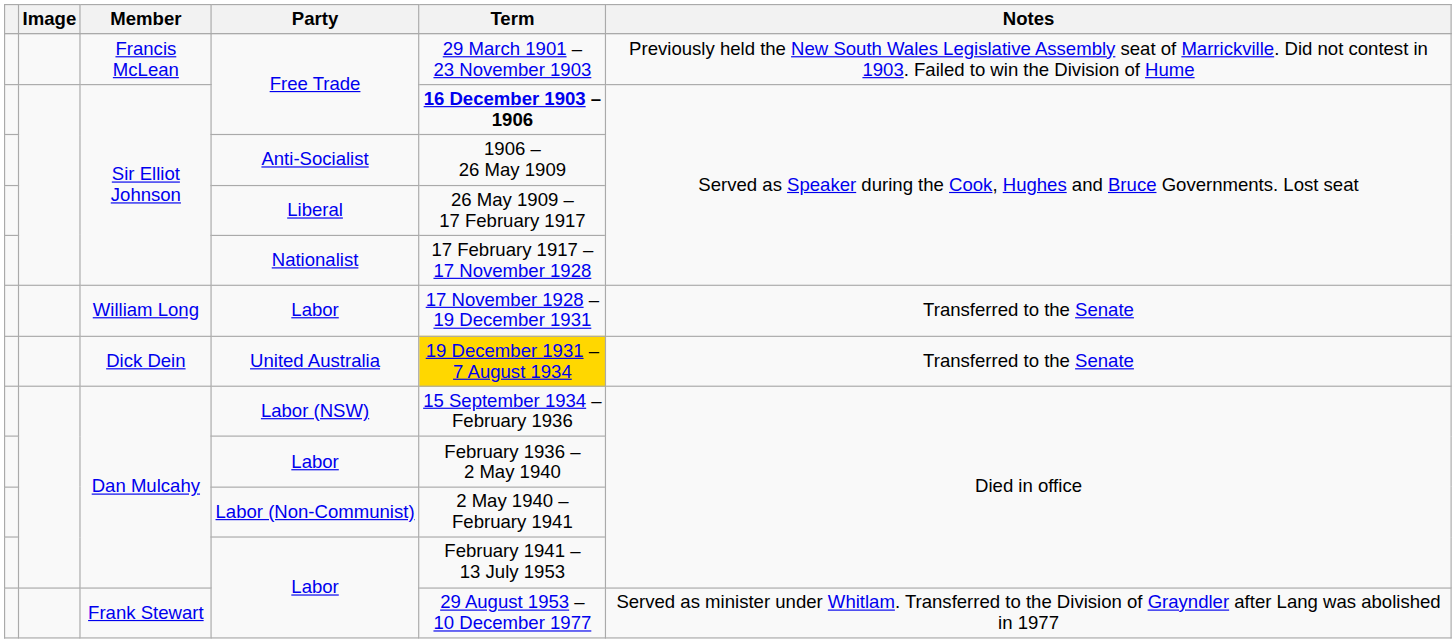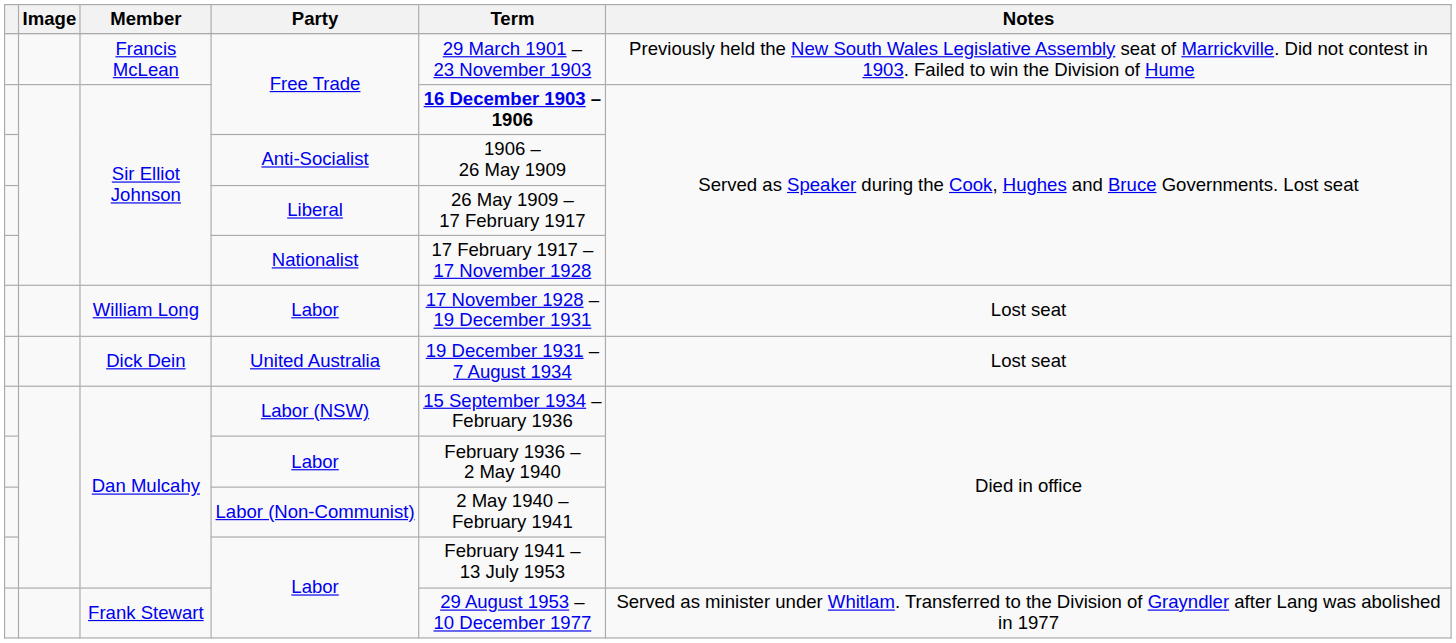(1029, 310) Transferred to the Senate -> (1029, 310) Lost seat
(512, 360) gold background -> (512, 360) no background
(1029, 360) Transferred to the Senate -> (1029, 360) Lost seat
